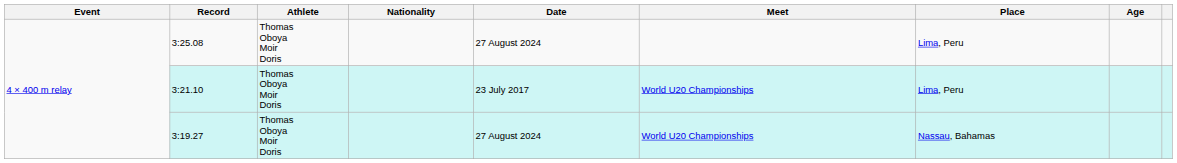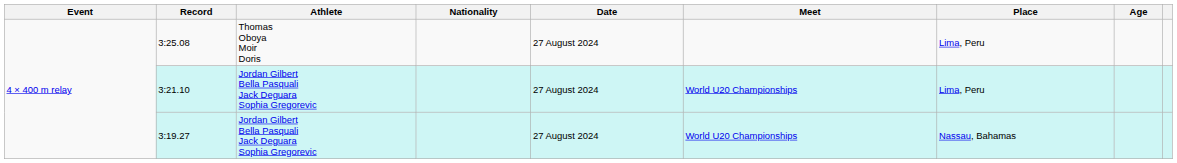(276, 89) Thomas Oboya Moir Doris -> (278, 89) Jordan Gilbert Bella Pasquali Jack Deguara Sophia Gregorevic
(502, 89) 23 July 2017 -> (566, 89) 27 August 2024
(276, 136) Thomas Oboya Moir Doris -> (278, 136) Jordan Gilbert Bella Pasquali Jack Deguara Sophia Gregorevic
